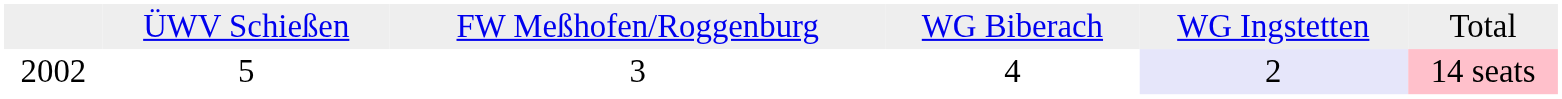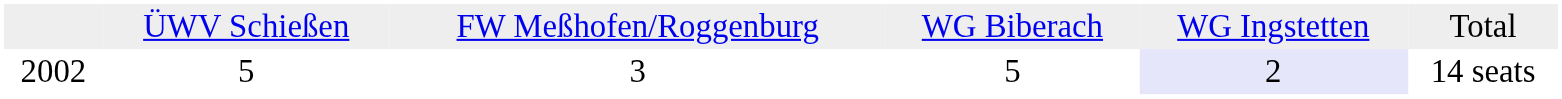(1012, 71) 4 -> (1012, 71) 5
(1483, 71) pink background -> (1483, 71) no background
